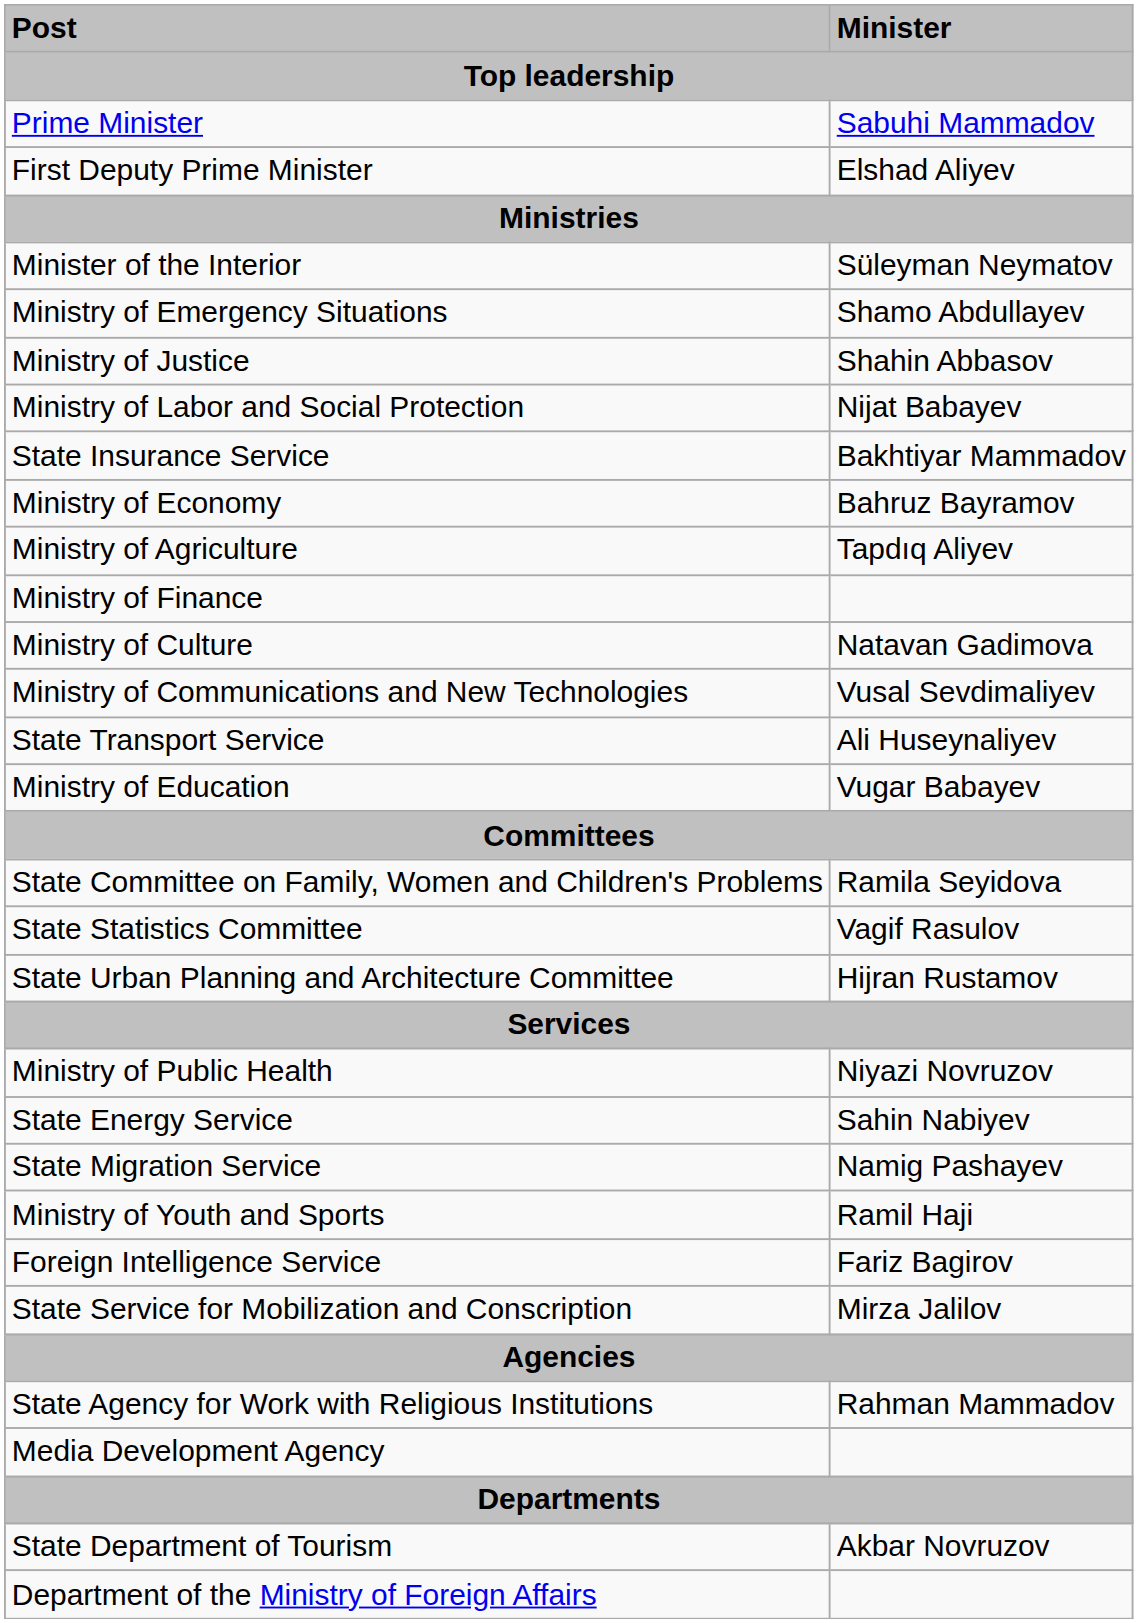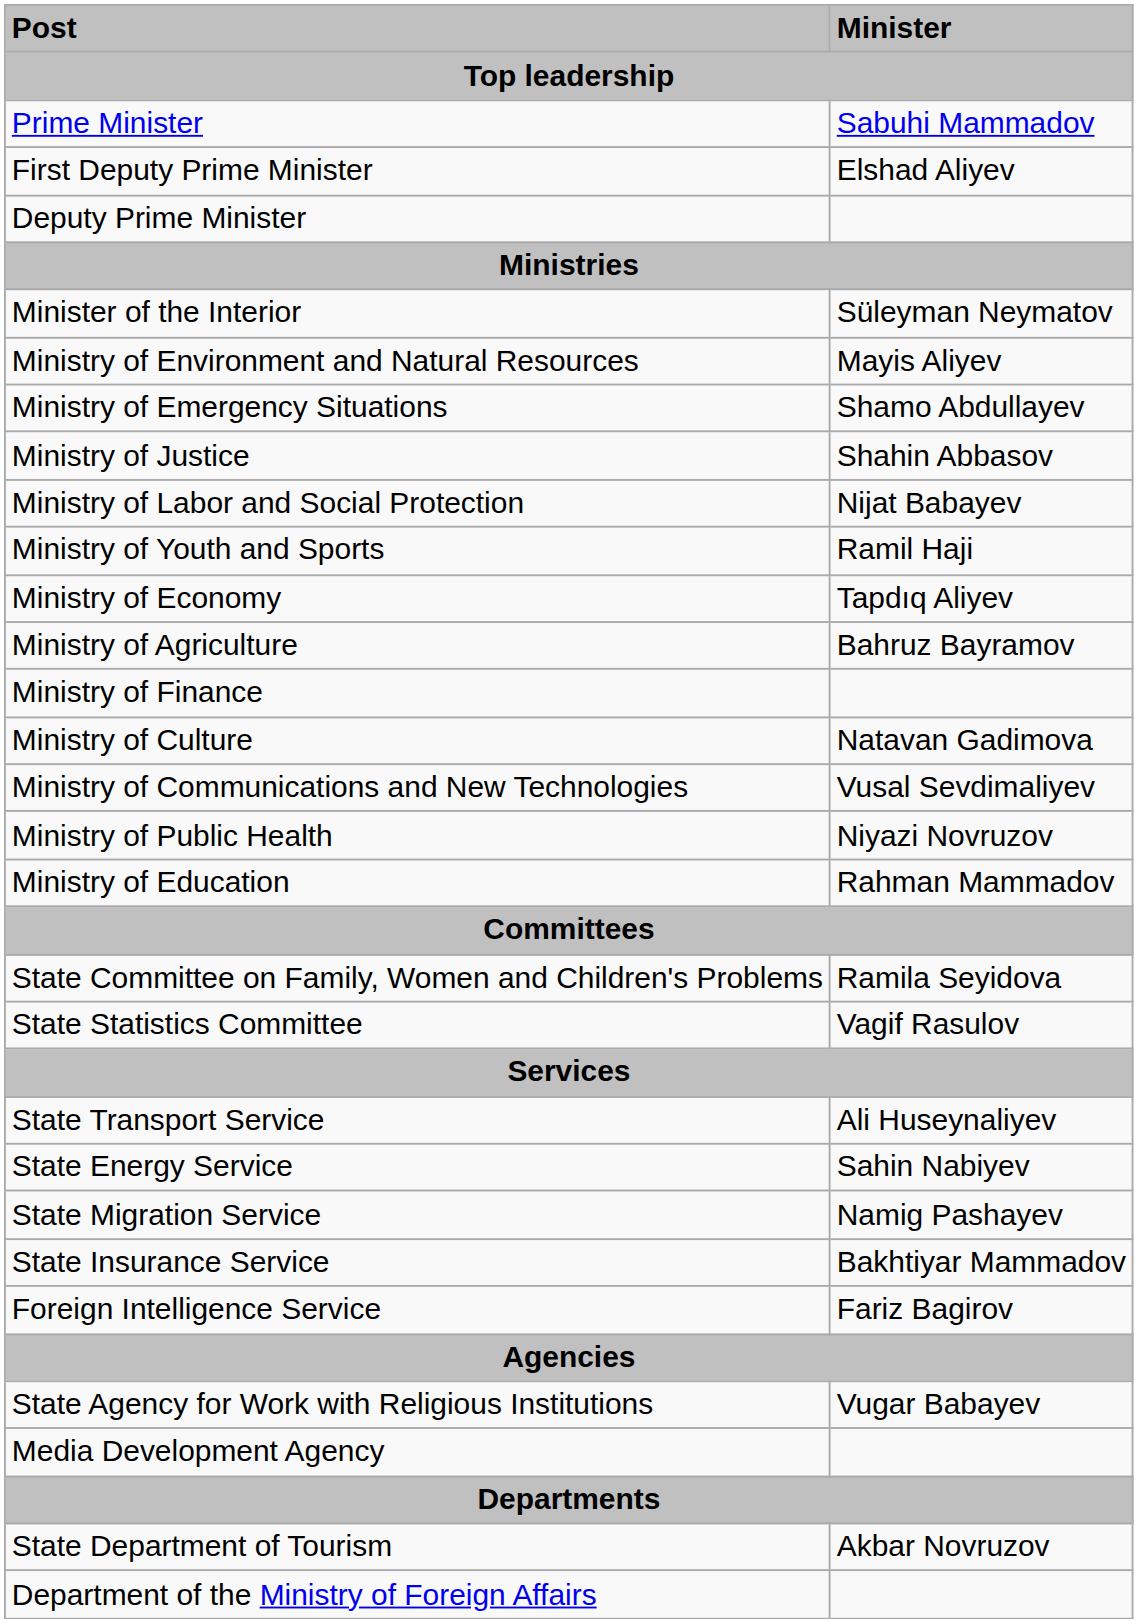+ row: (159, 218)
+ row: (325, 360)
rows swapped: (198, 1214) <-> (171, 455)
(956, 502) Bahruz Bayramov -> (925, 597) Tapdıq Aliyev
(925, 550) Tapdıq Aliyev -> (956, 645) Bahruz Bayramov
rows swapped: (172, 1072) <-> (168, 739)
(938, 787) Vugar Babayev -> (976, 882) Rahman Mammadov
- row: (343, 977)
- row: (322, 1309)
(976, 1404) Rahman Mammadov -> (938, 1404) Vugar Babayev
